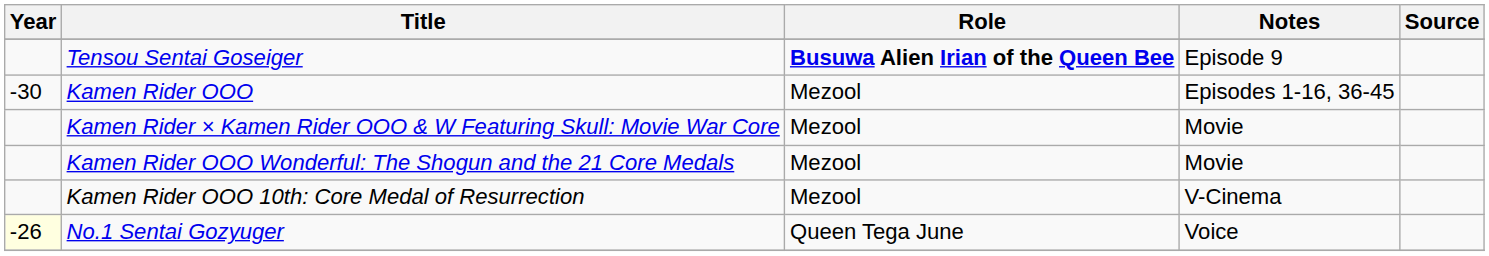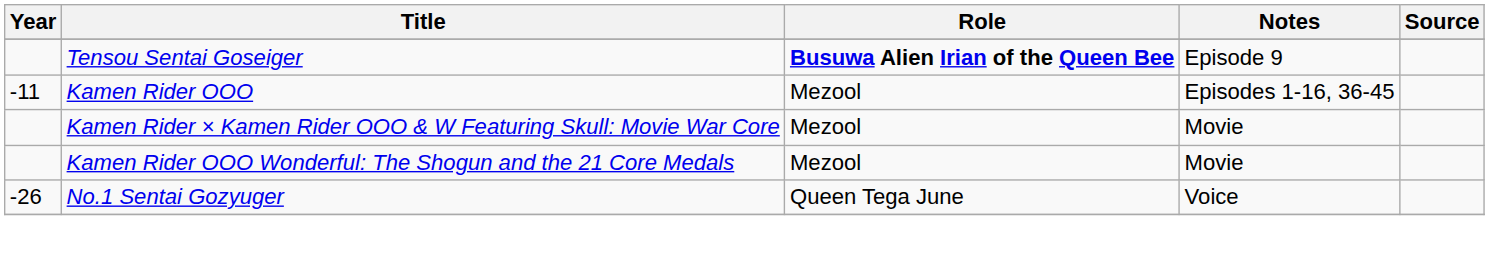(26, 92) -30 -> (25, 92) -11
- row: (326, 197)
(26, 232) lightyellow background -> (26, 197) no background
